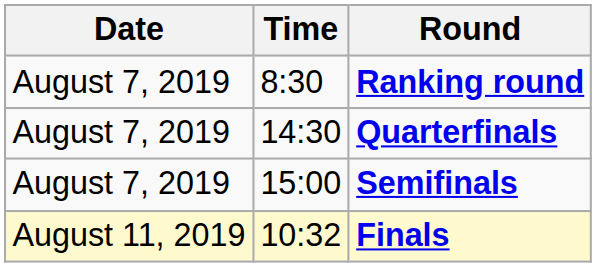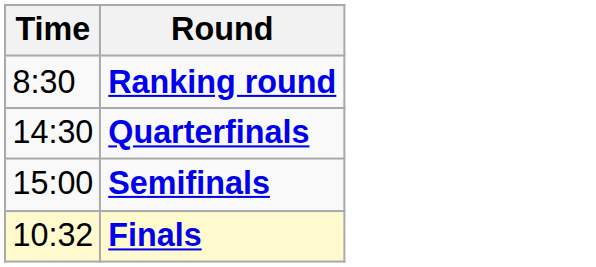- column: (129, 30)
